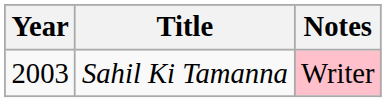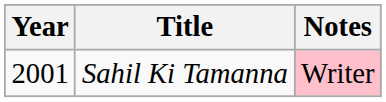(40, 72) 2003 -> (40, 72) 2001
